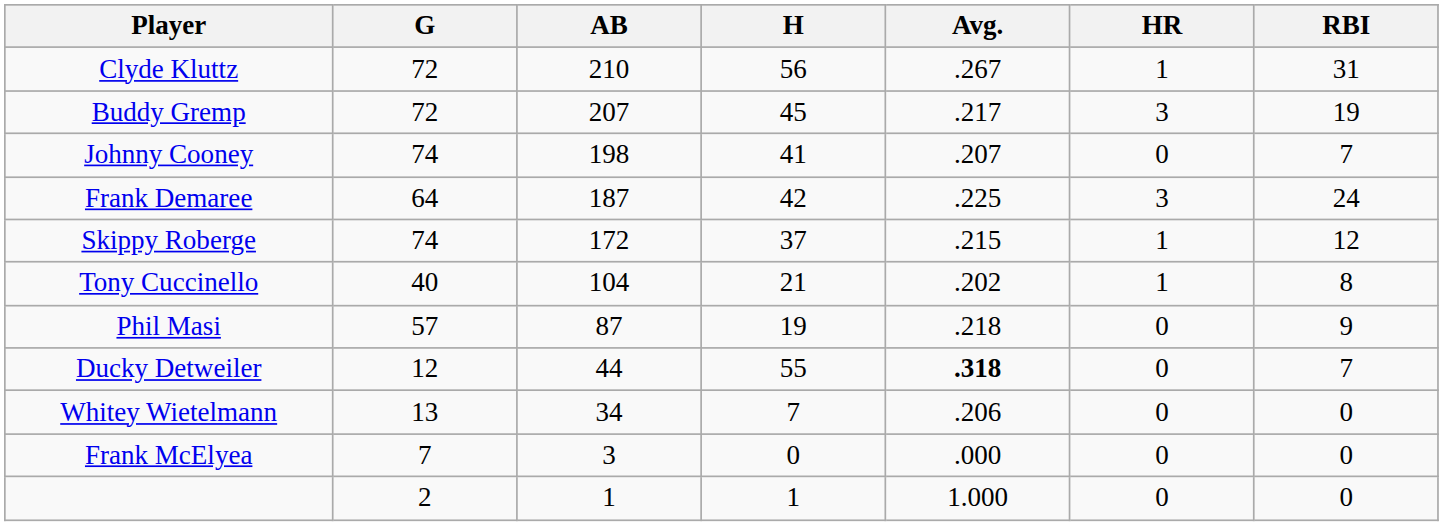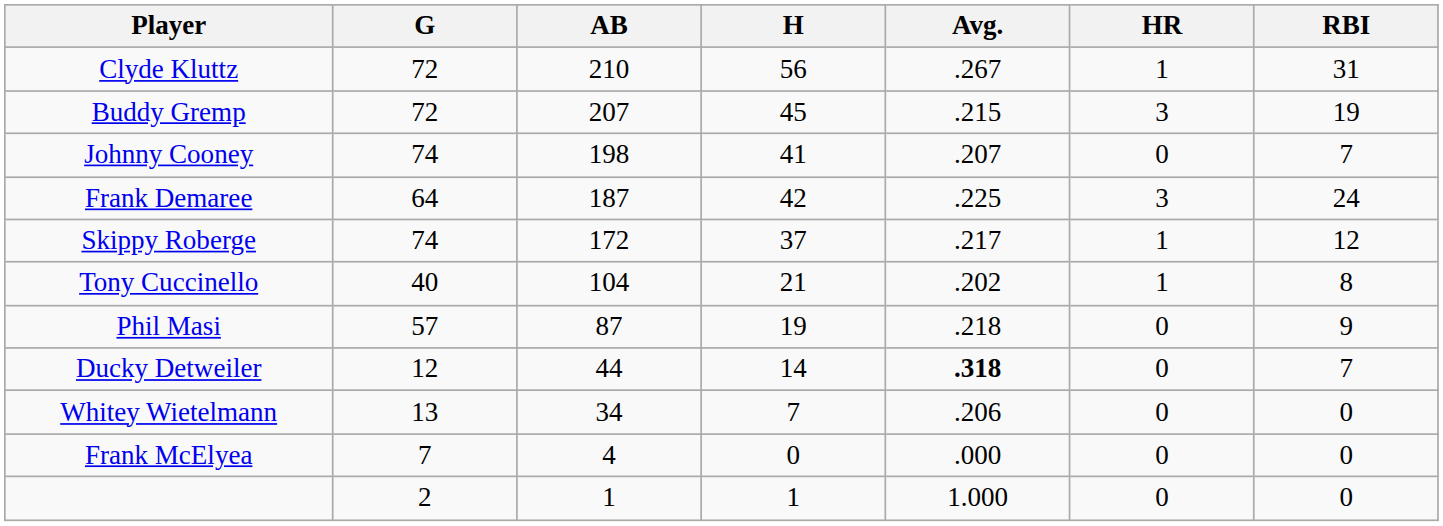(978, 111) .217 -> (978, 111) .215
(978, 240) .215 -> (978, 240) .217
(793, 369) 55 -> (793, 369) 14
(609, 454) 3 -> (609, 454) 4
